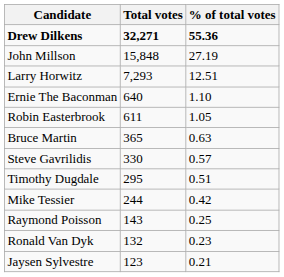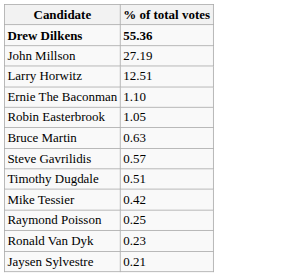- column: (153, 14)
